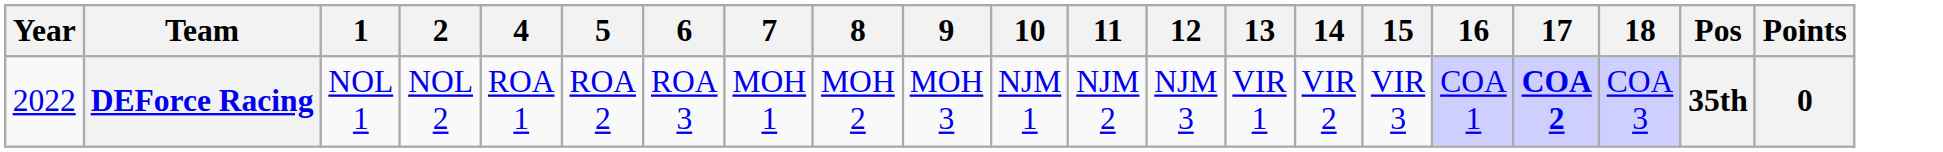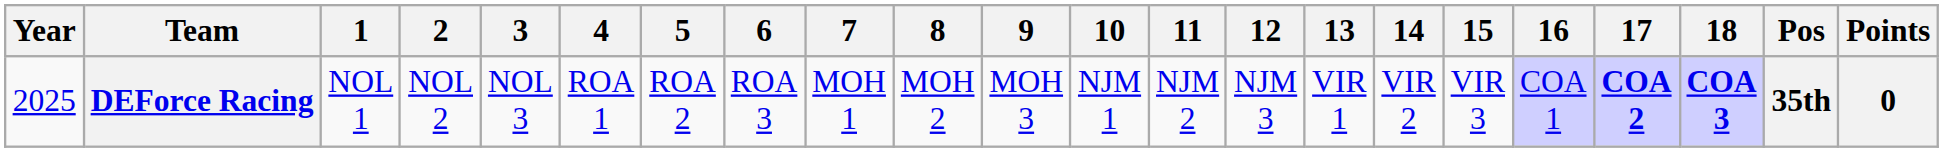+ column: (520, 30)
(44, 100) 2022 -> (44, 100) 2025
(1640, 100) normal -> (1722, 100) bold
